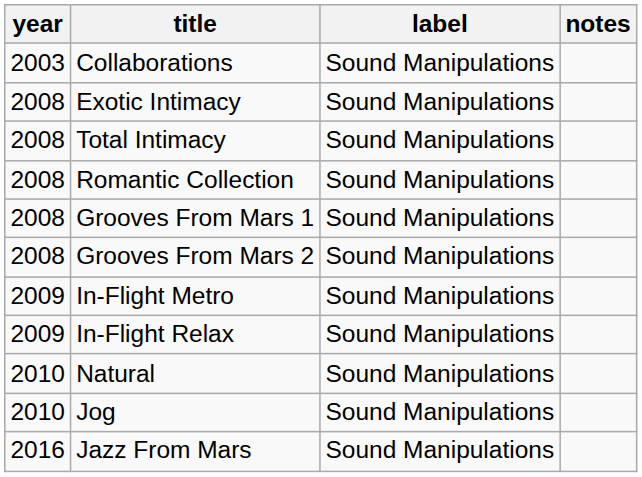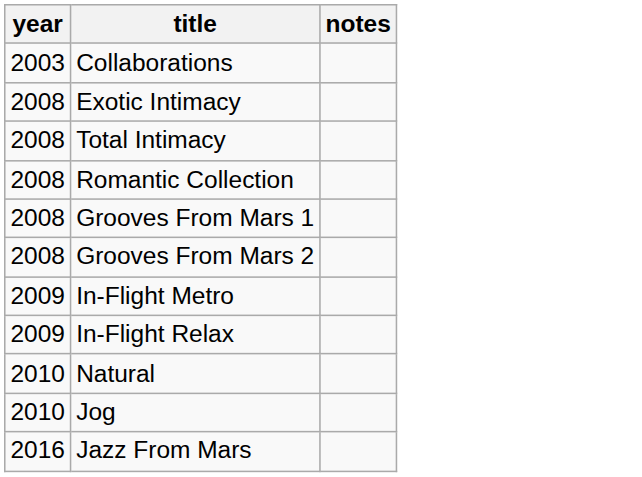- column: (440, 23)
